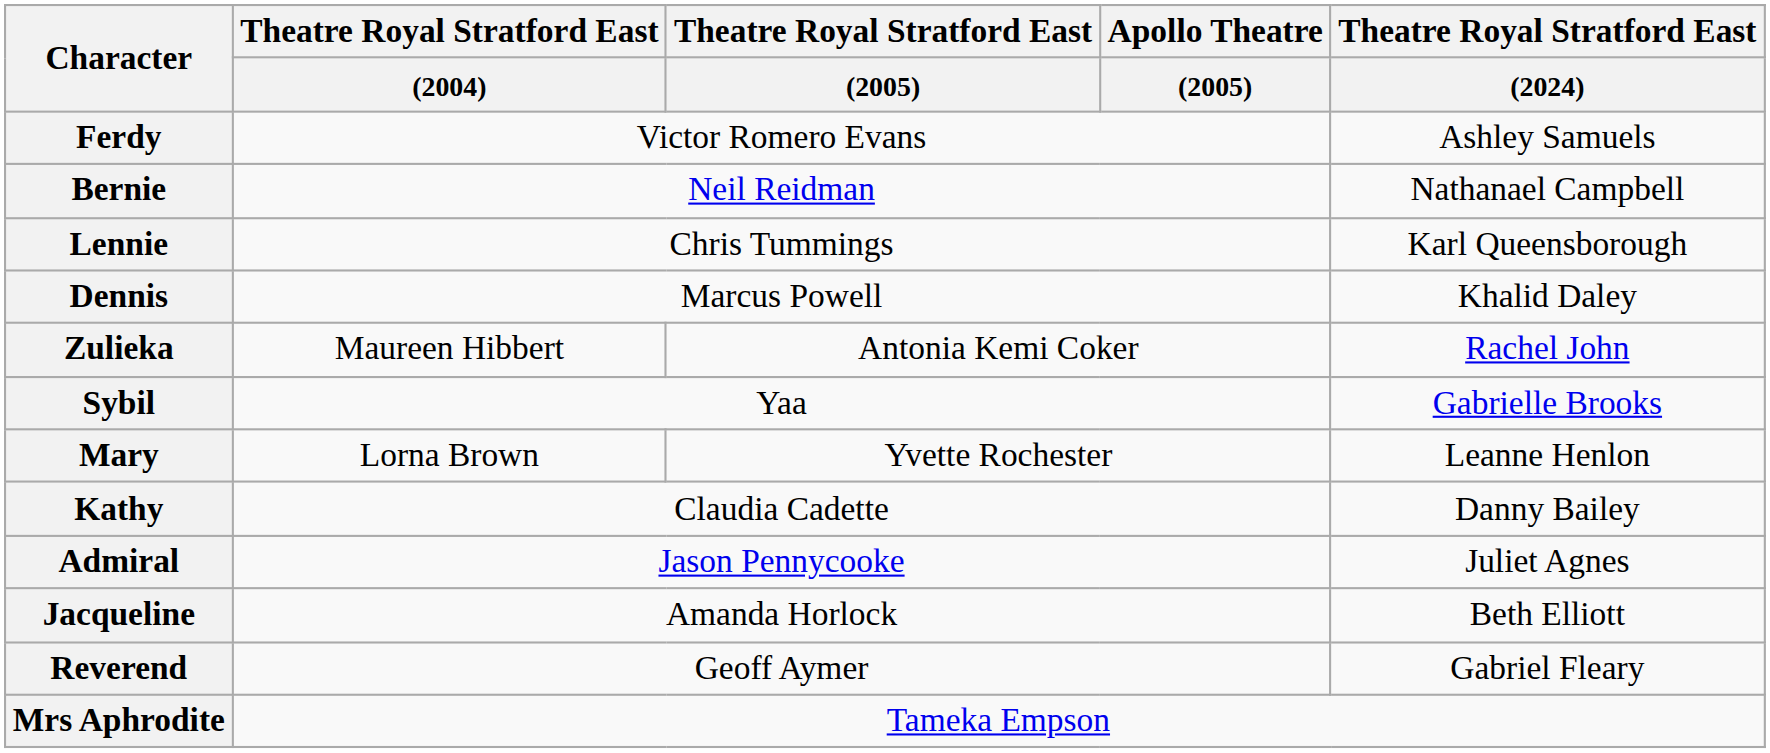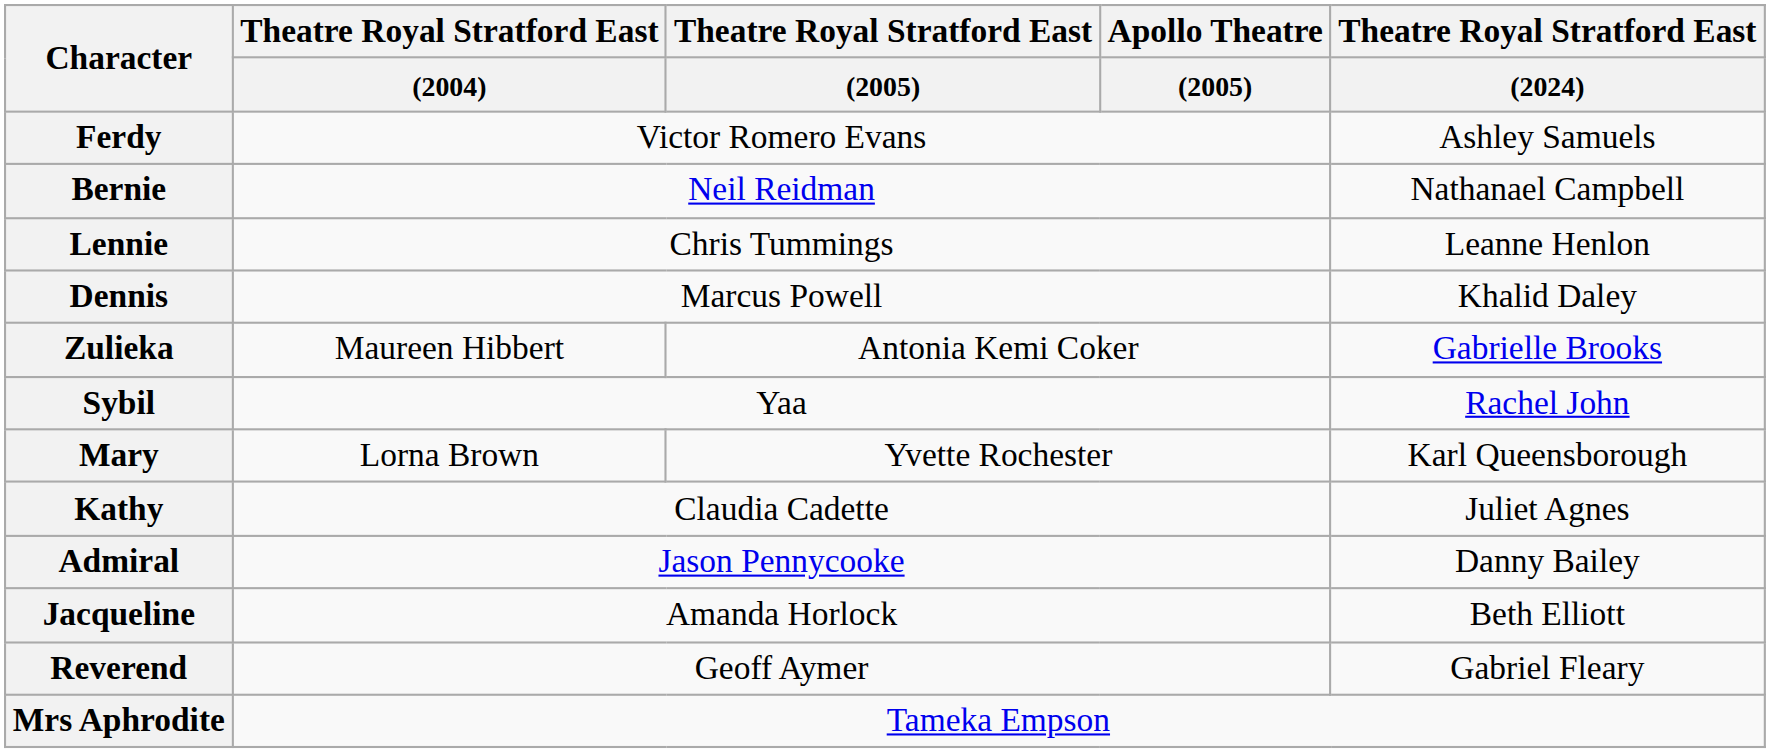(1547, 243) Karl Queensborough -> (1547, 243) Leanne Henlon
(1547, 349) Rachel John -> (1547, 349) Gabrielle Brooks
(1547, 402) Gabrielle Brooks -> (1547, 402) Rachel John
(1547, 455) Leanne Henlon -> (1547, 455) Karl Queensborough
(1547, 508) Danny Bailey -> (1547, 508) Juliet Agnes
(1547, 561) Juliet Agnes -> (1547, 561) Danny Bailey
